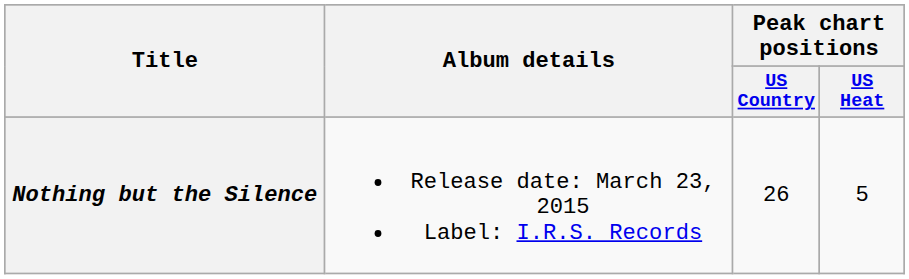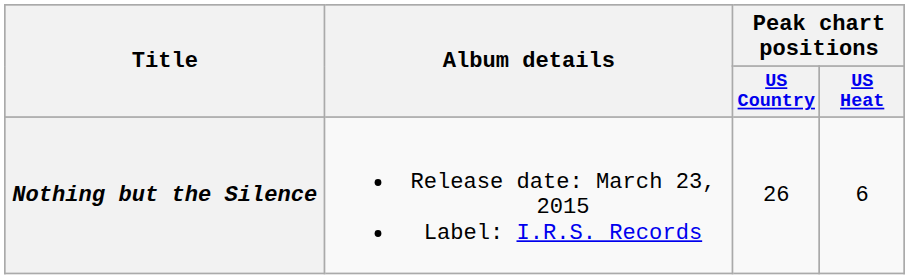(862, 195) 5 -> (862, 195) 6
